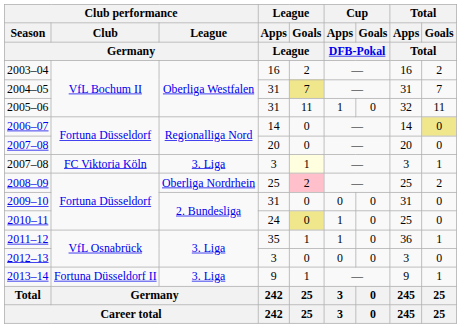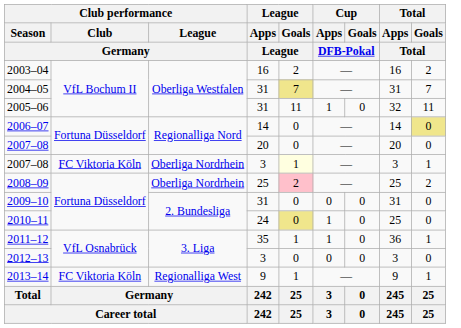(209, 164) 3. Liga -> (198, 164) Oberliga Nordrhein
(105, 276) Fortuna Düsseldorf II -> (100, 276) FC Viktoria Köln
(209, 276) 3. Liga -> (198, 276) Regionalliga West
